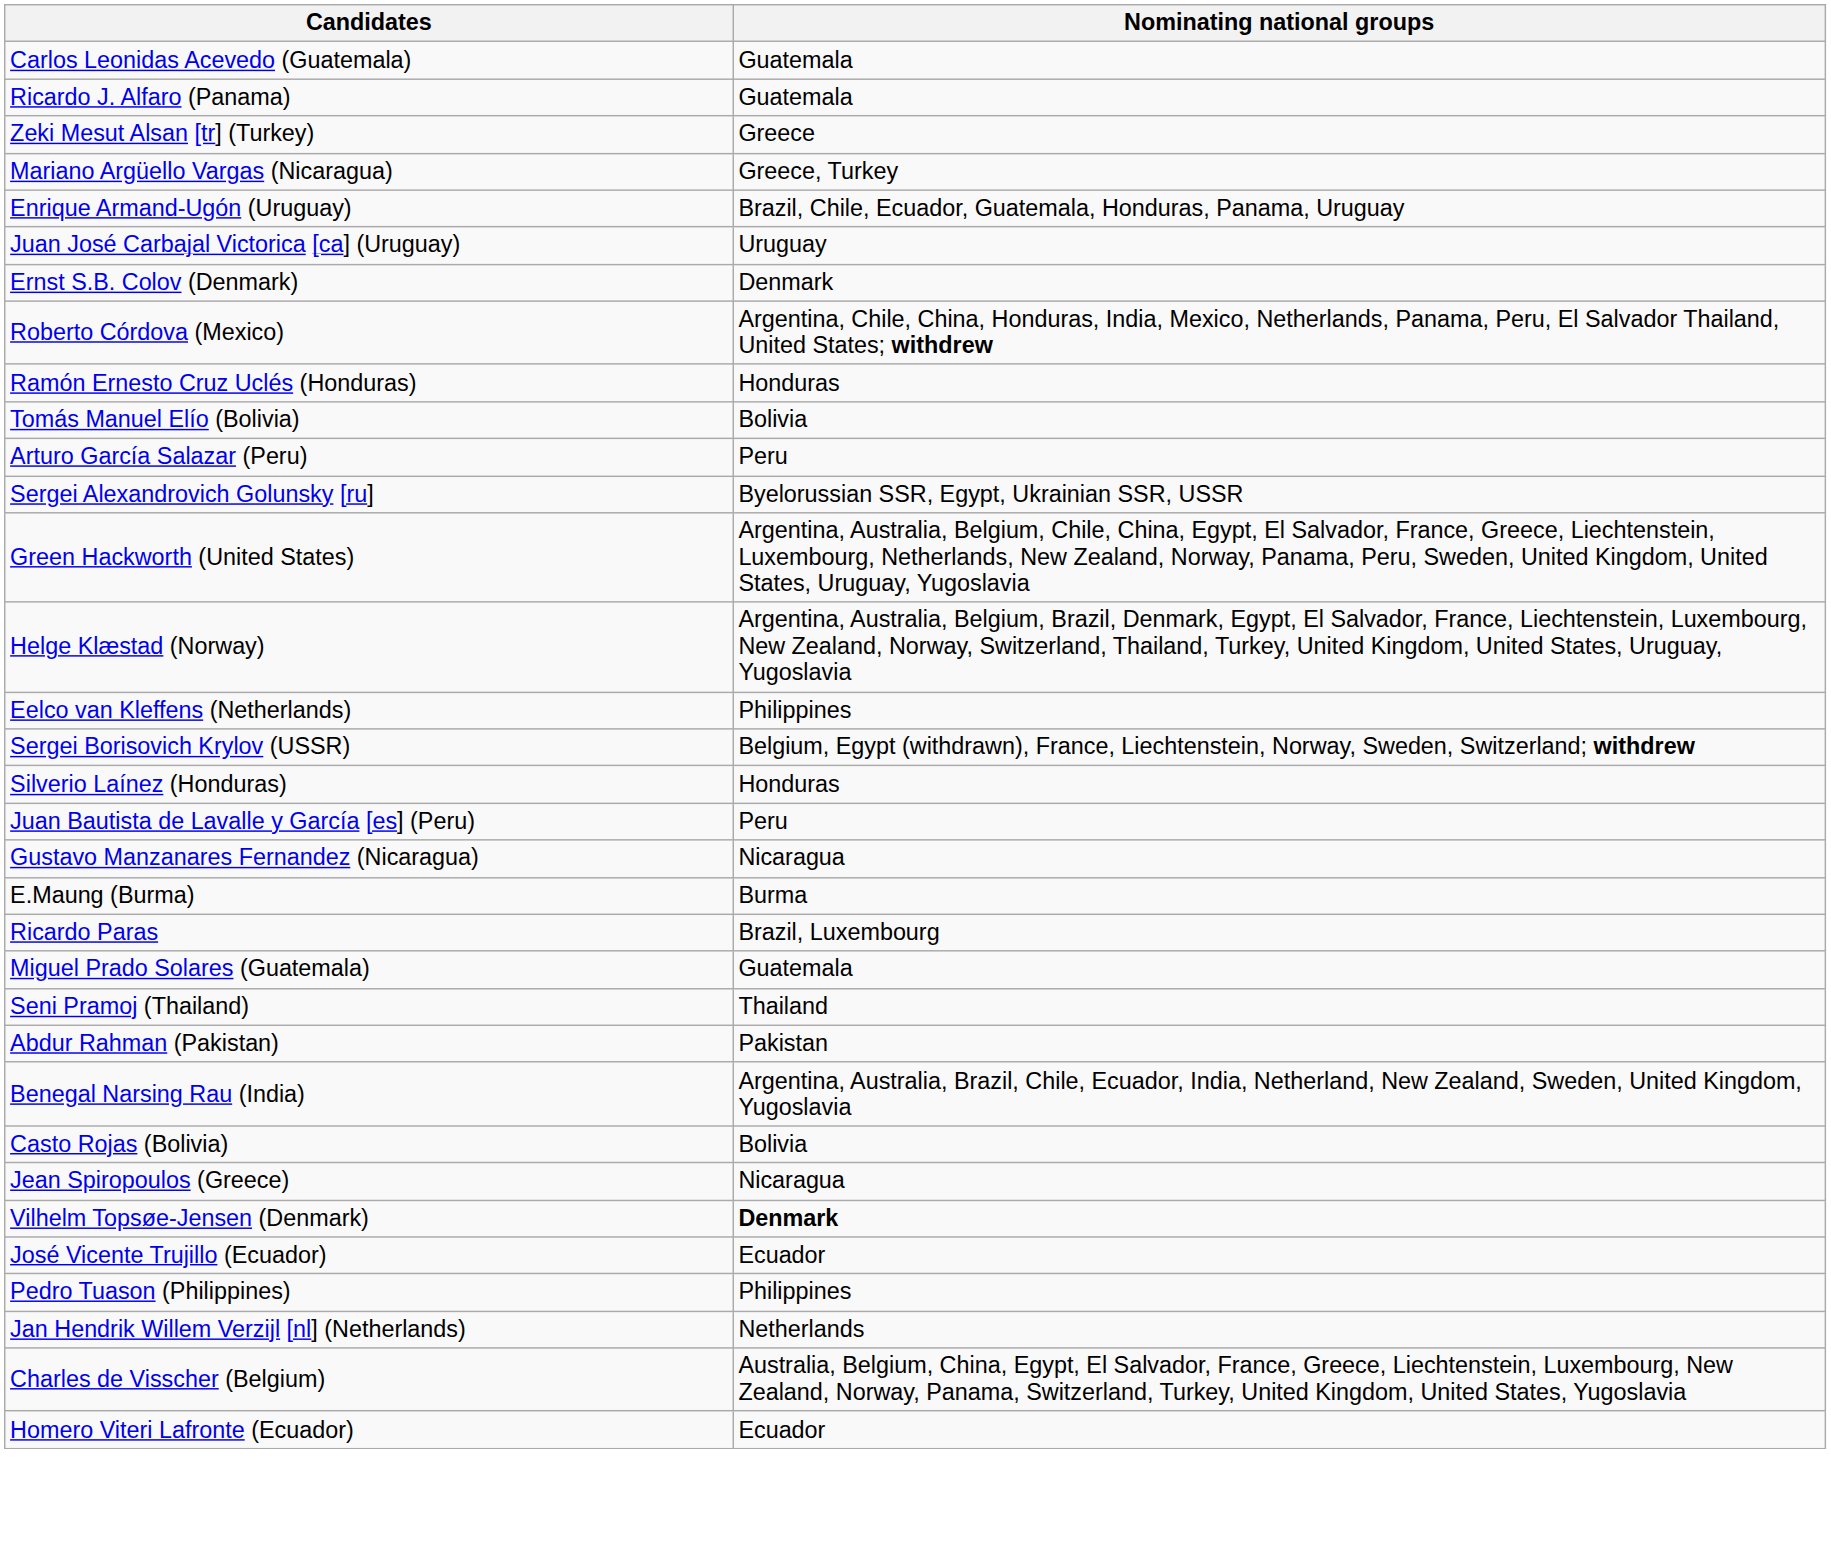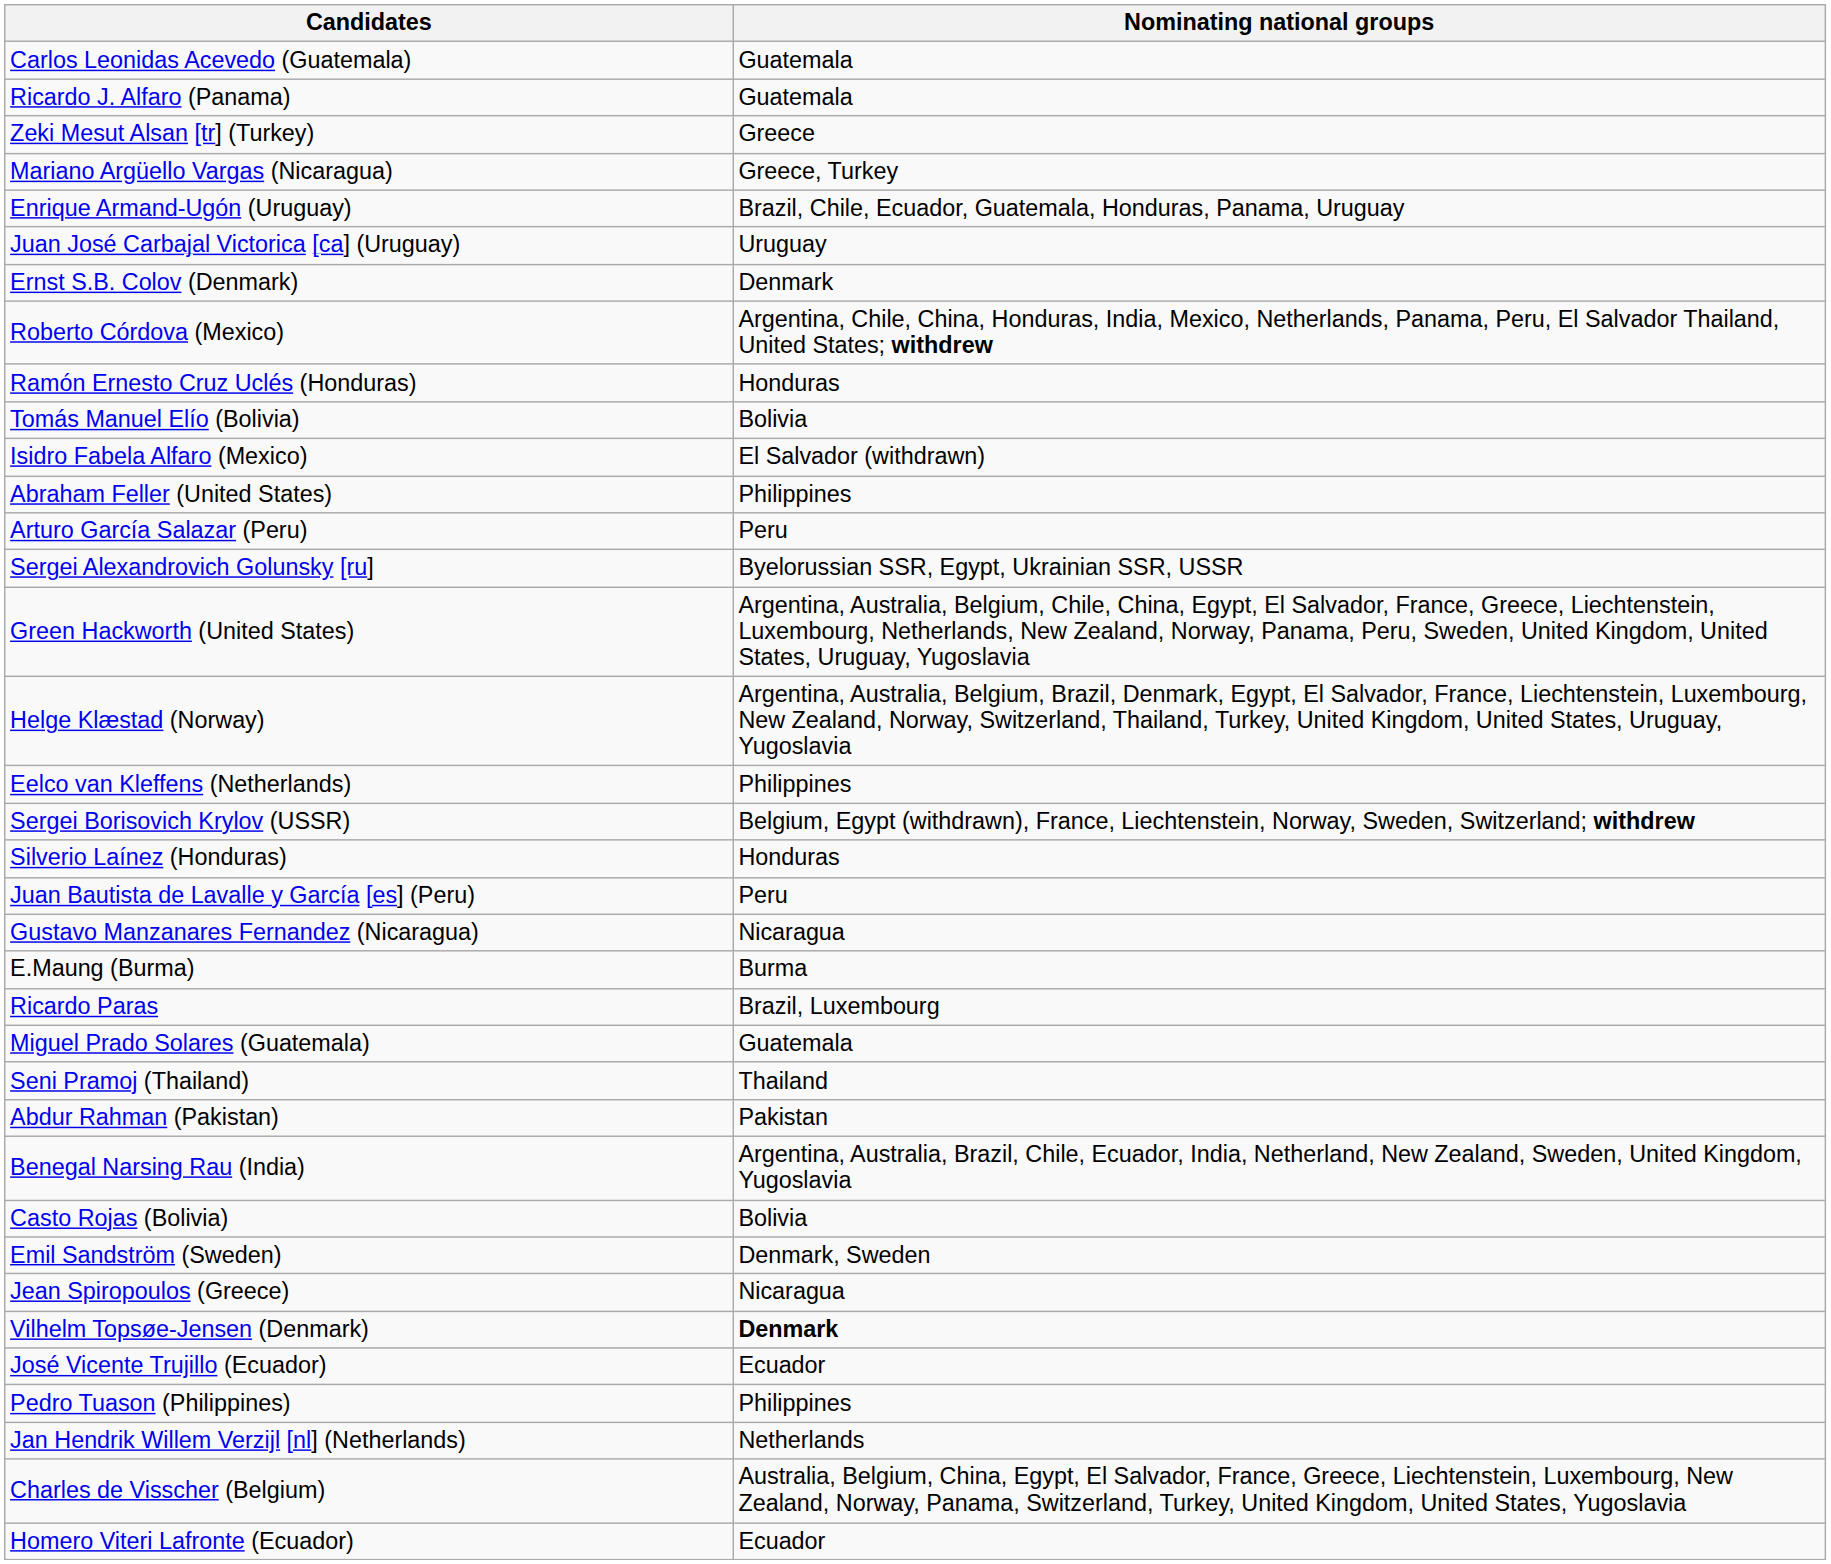+ row: (159, 456)
+ row: (171, 493)
+ row: (146, 1255)
